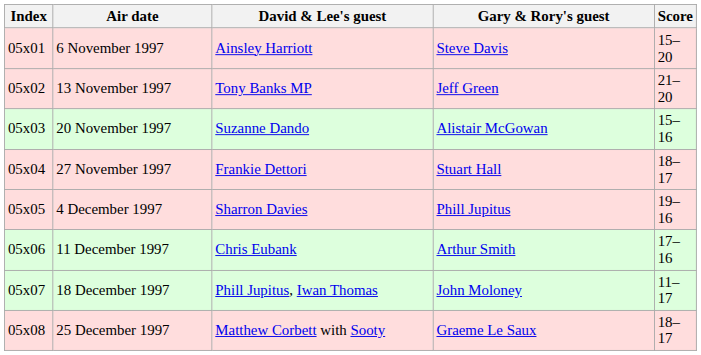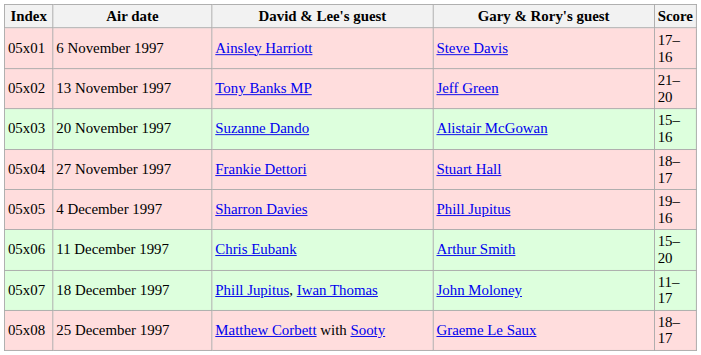(669, 48) 15–20 -> (669, 48) 17–16
(669, 249) 17–16 -> (669, 249) 15–20
